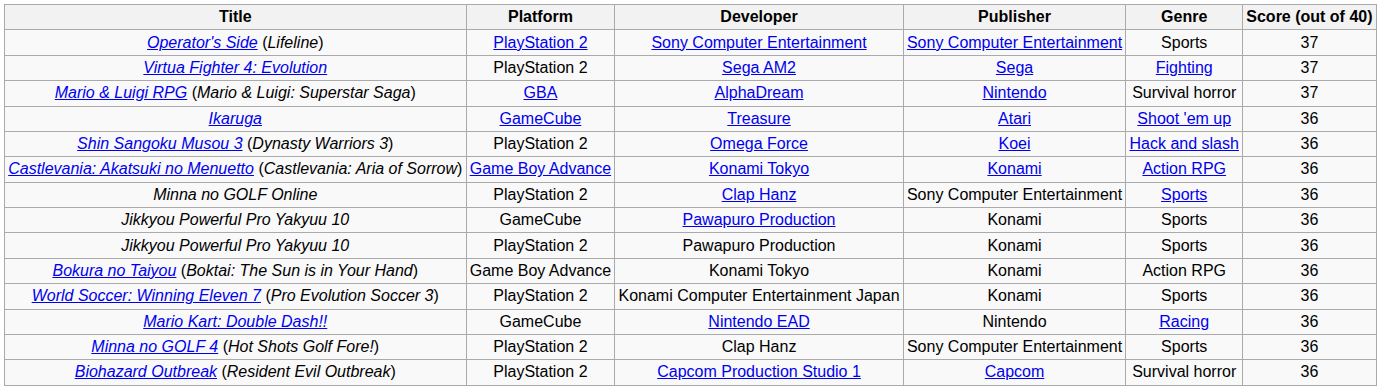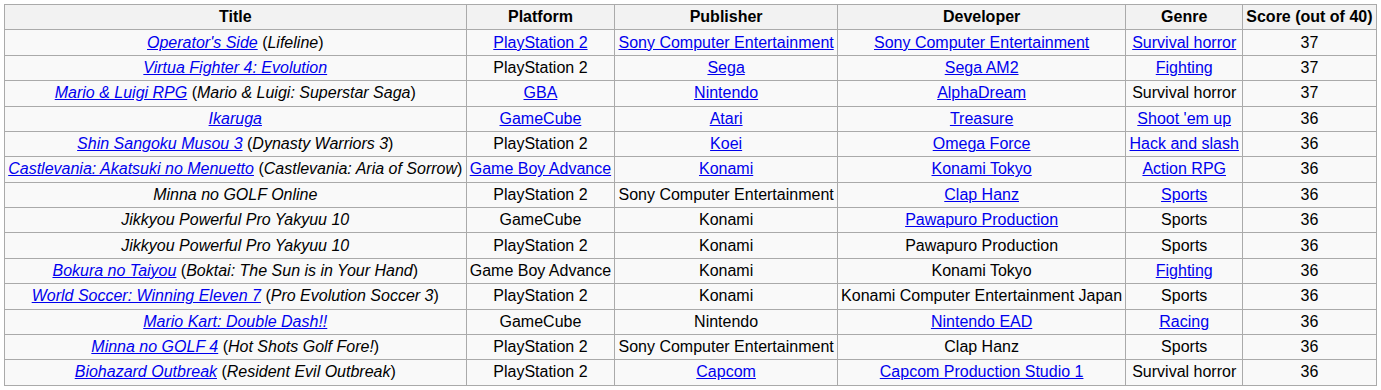columns swapped: (759, 17) <-> (1015, 17)
(1184, 42) Sports -> (1184, 42) Survival horror
(1184, 270) Action RPG -> (1184, 270) Fighting
